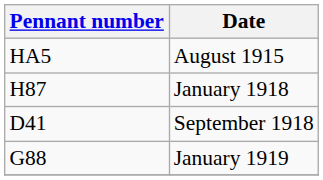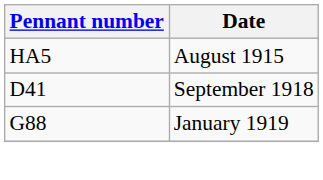- row: (231, 89)
